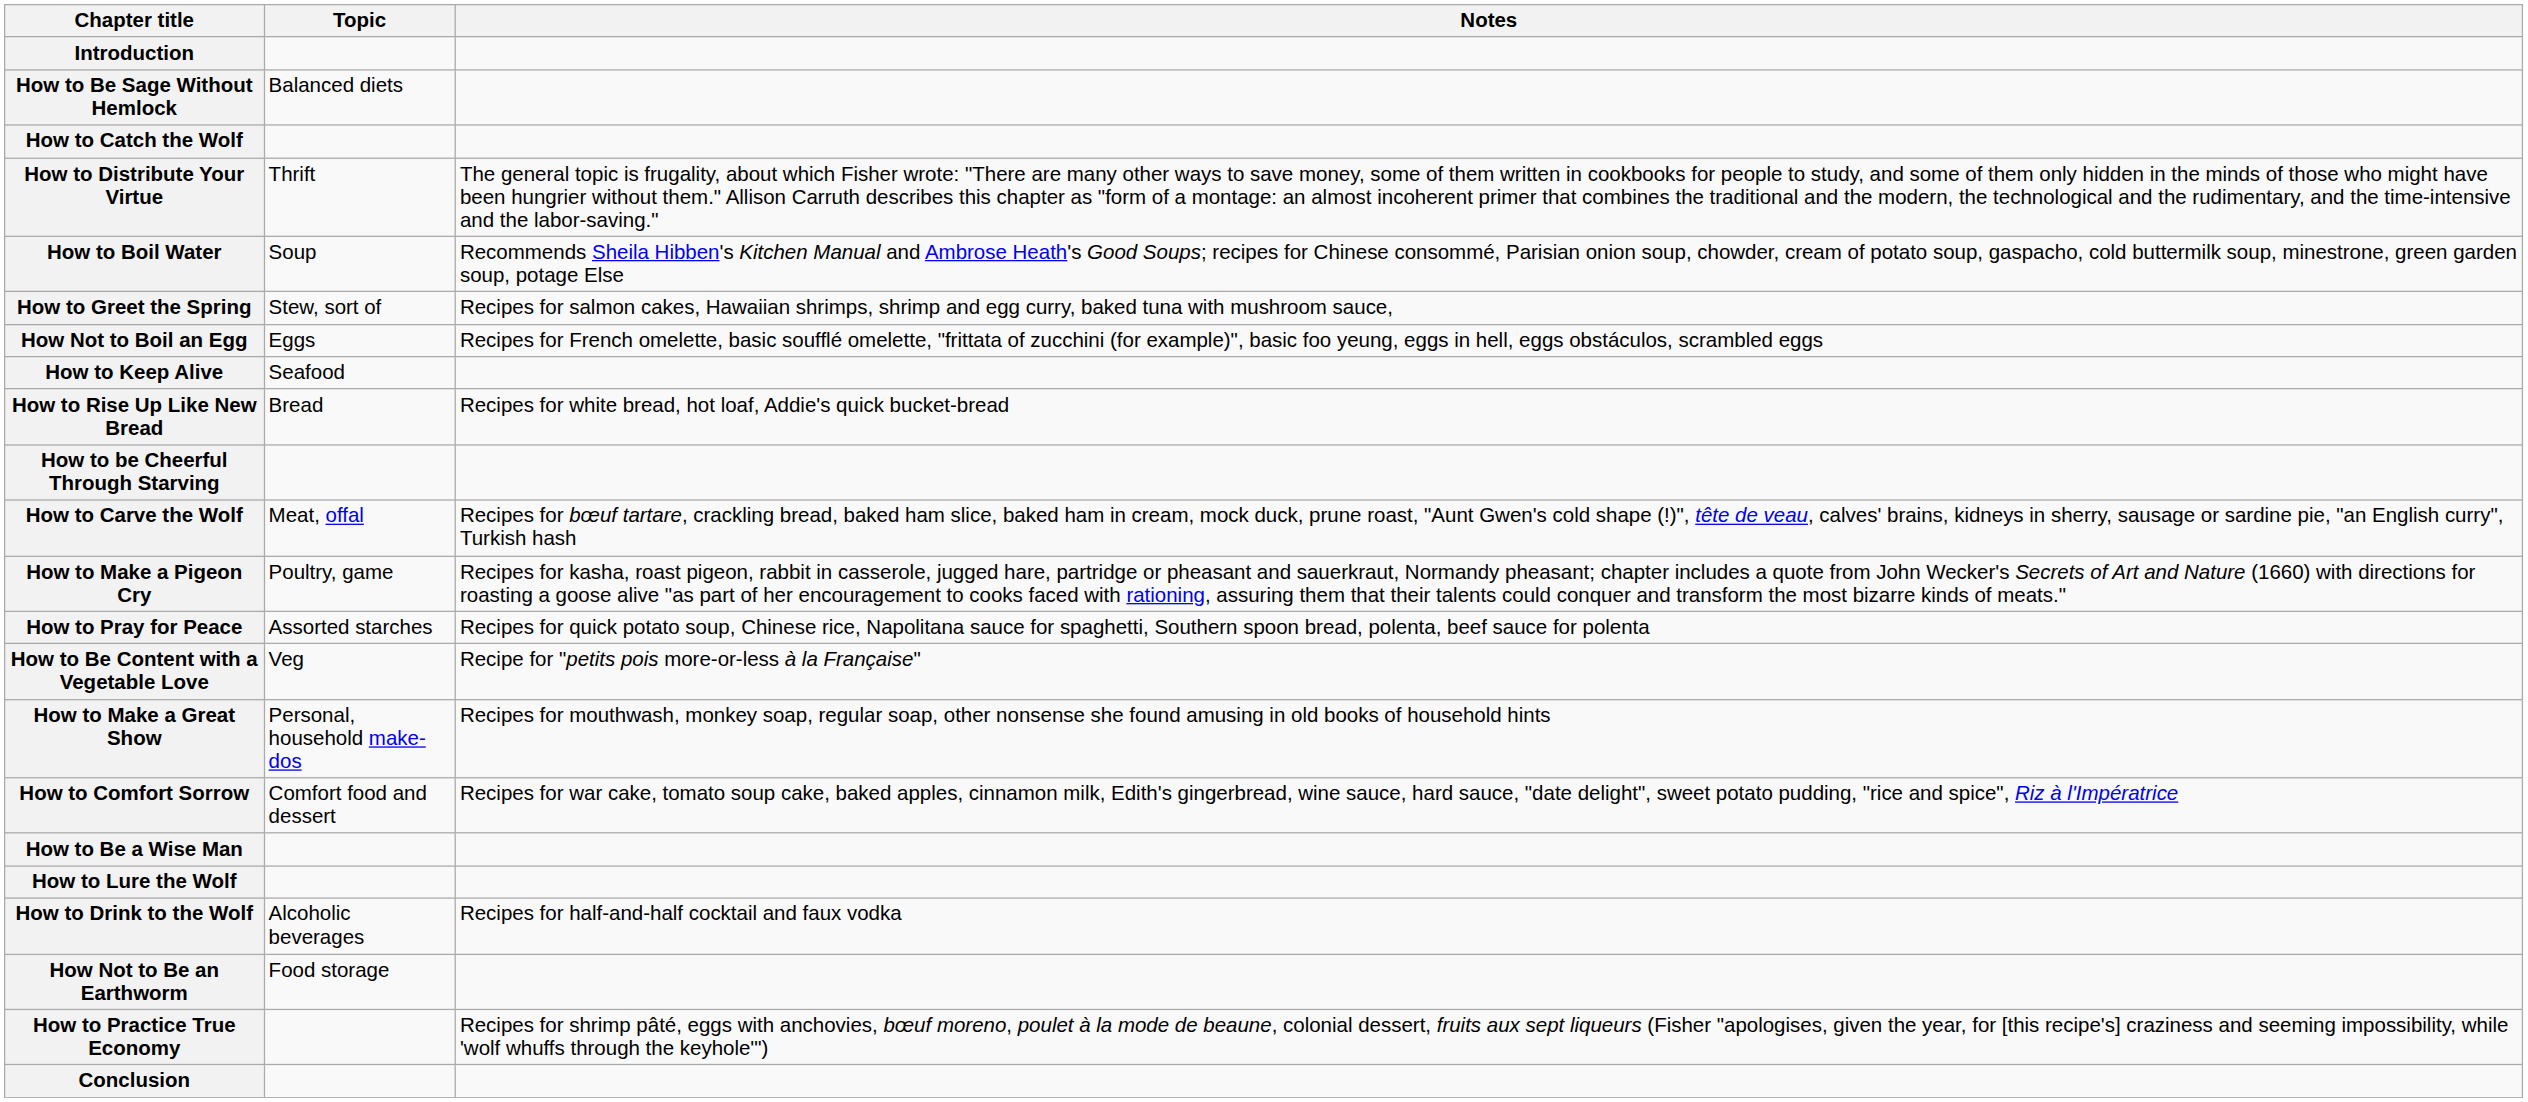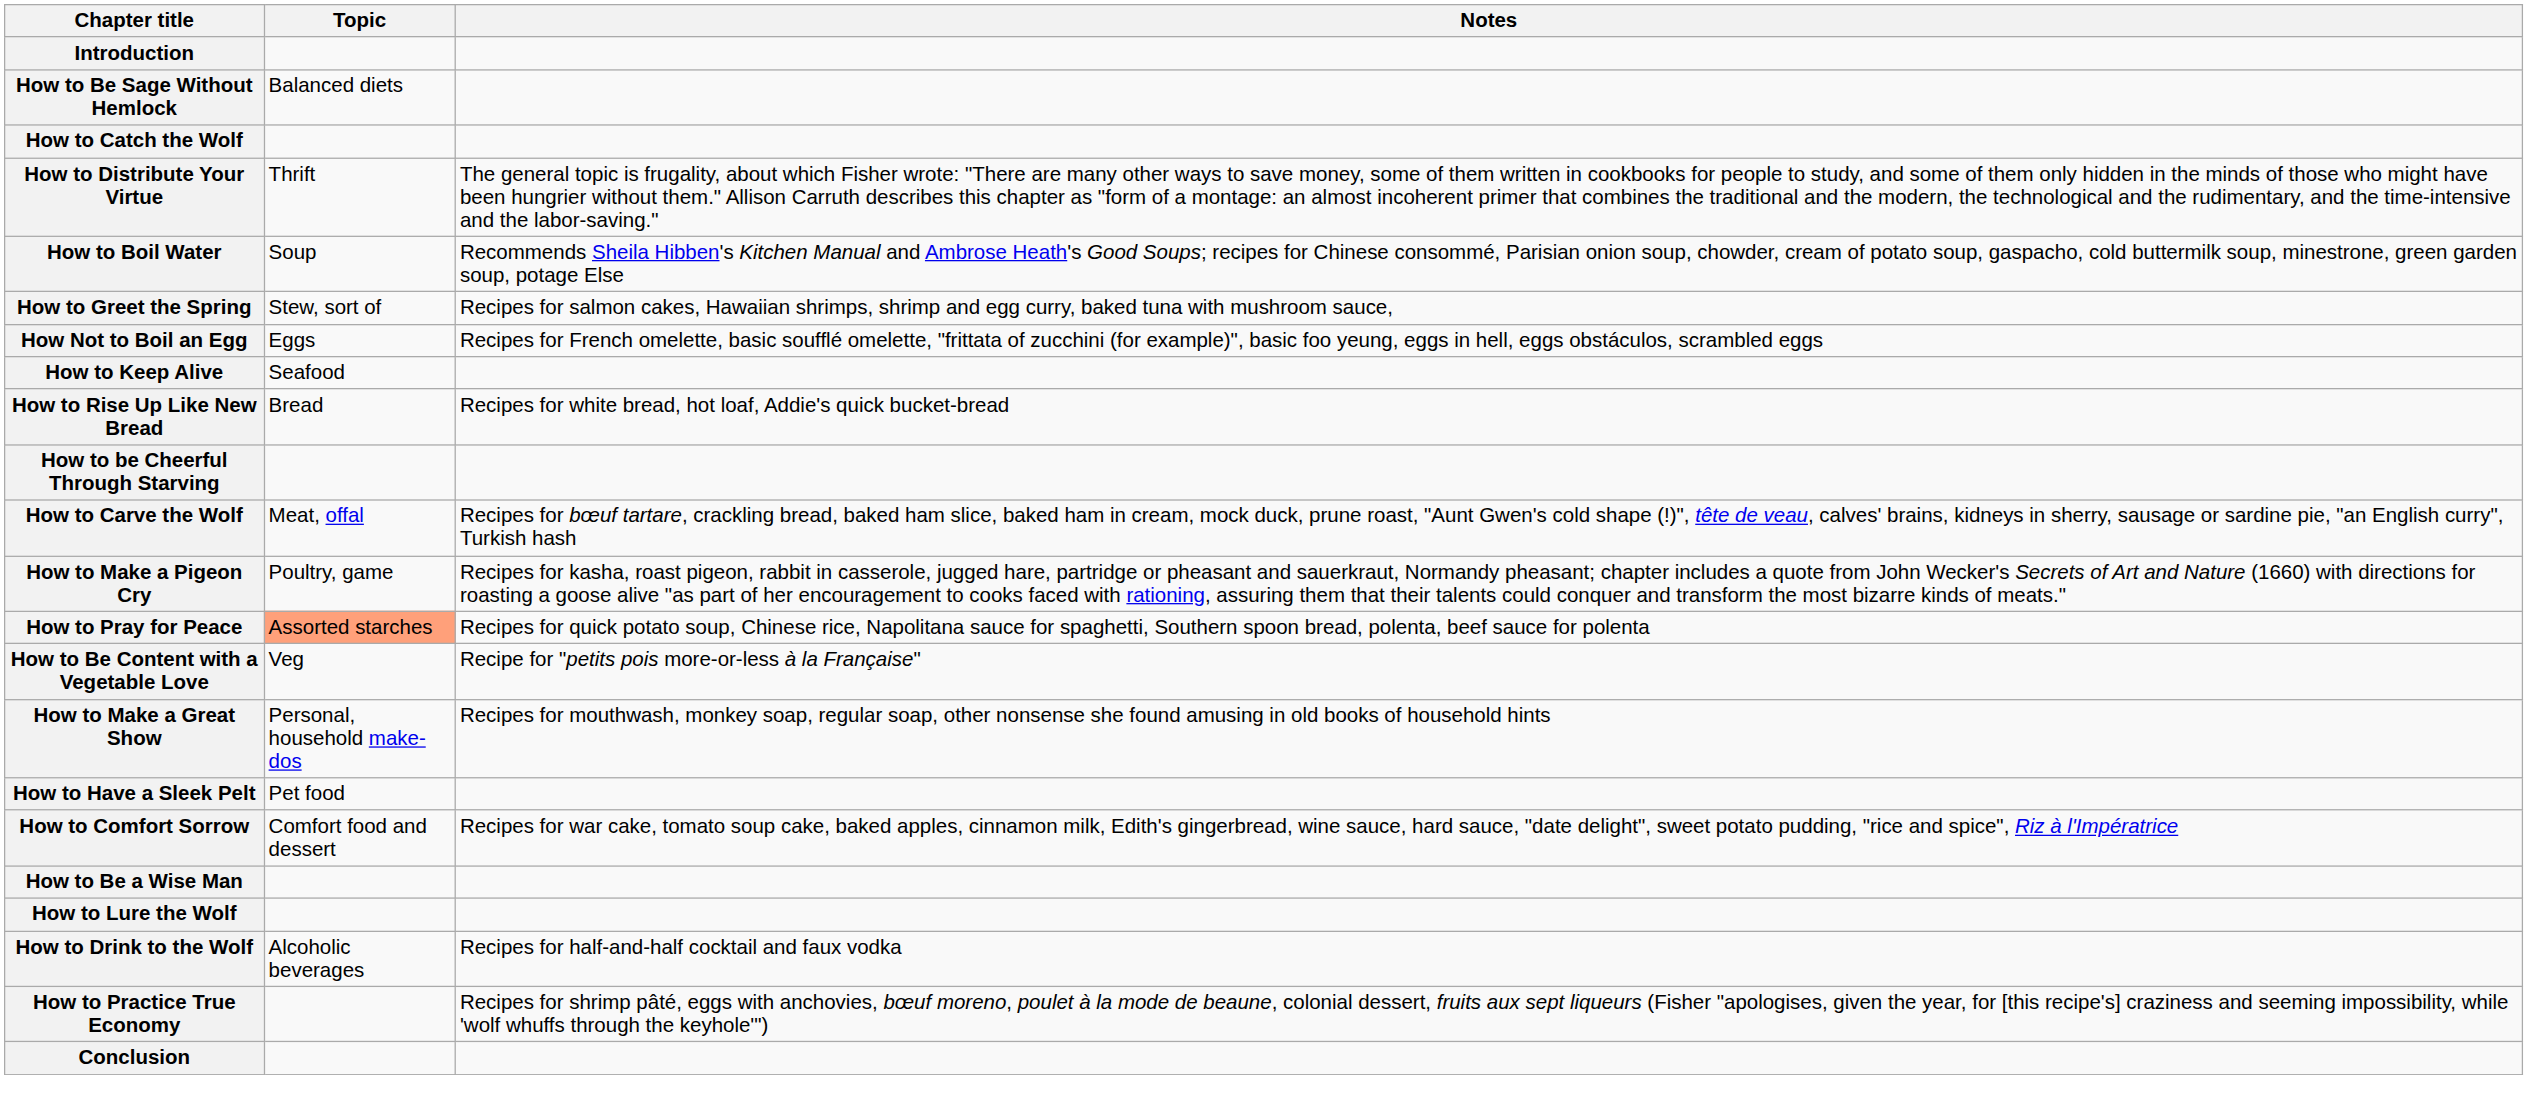(351, 627) no background -> (351, 627) lightsalmon background
+ row: (134, 793)
- row: (134, 981)
